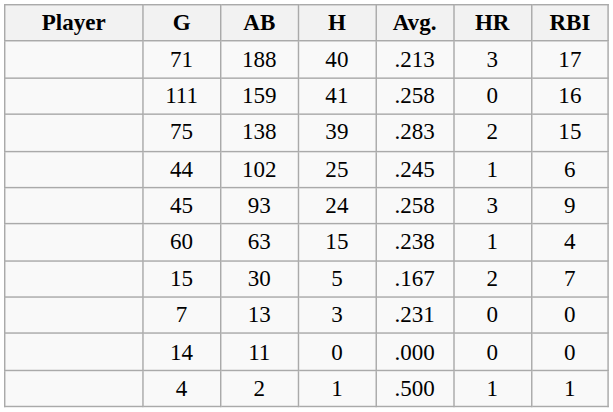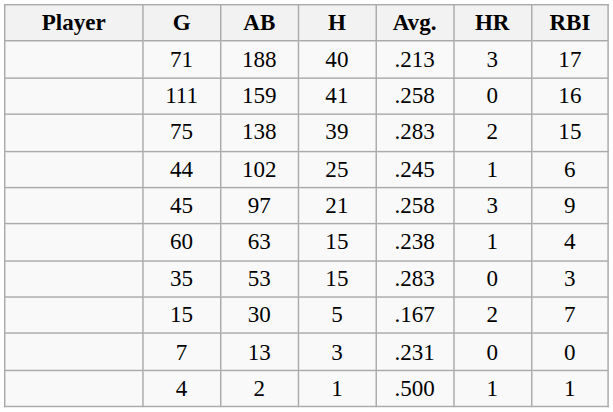(259, 205) 93 -> (259, 205) 97
(337, 205) 24 -> (337, 205) 21
+ row: (182, 278)
- row: (182, 351)
